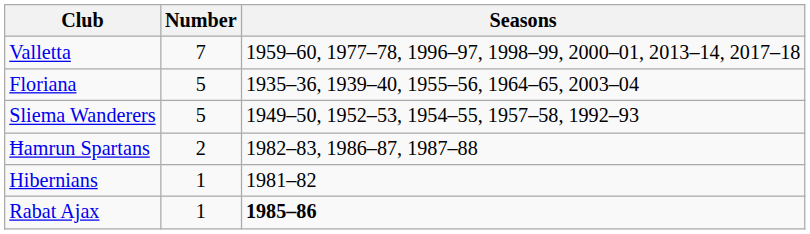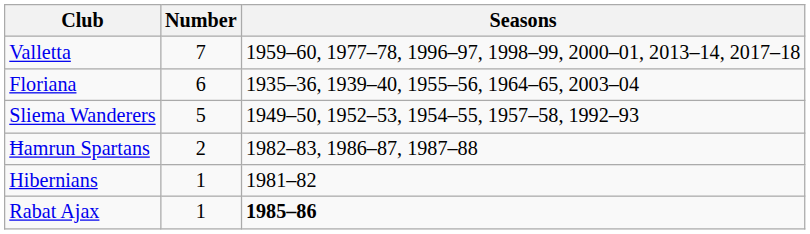(201, 84) 5 -> (201, 84) 6
